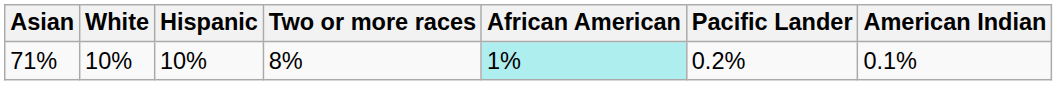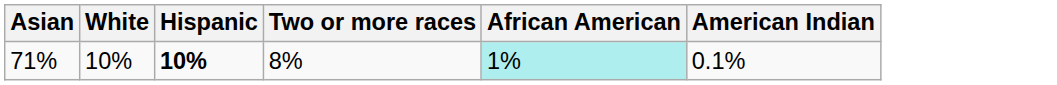- column: (772, 23)
(183, 60) normal -> (183, 60) bold
